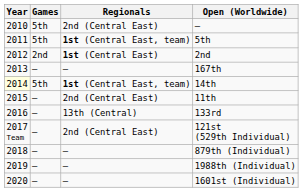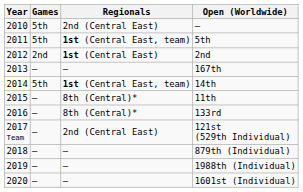(111, 98) 2nd (Central East) -> (100, 98) 8th (Central)*
(100, 112) 13th (Central) -> (100, 112) 8th (Central)*
